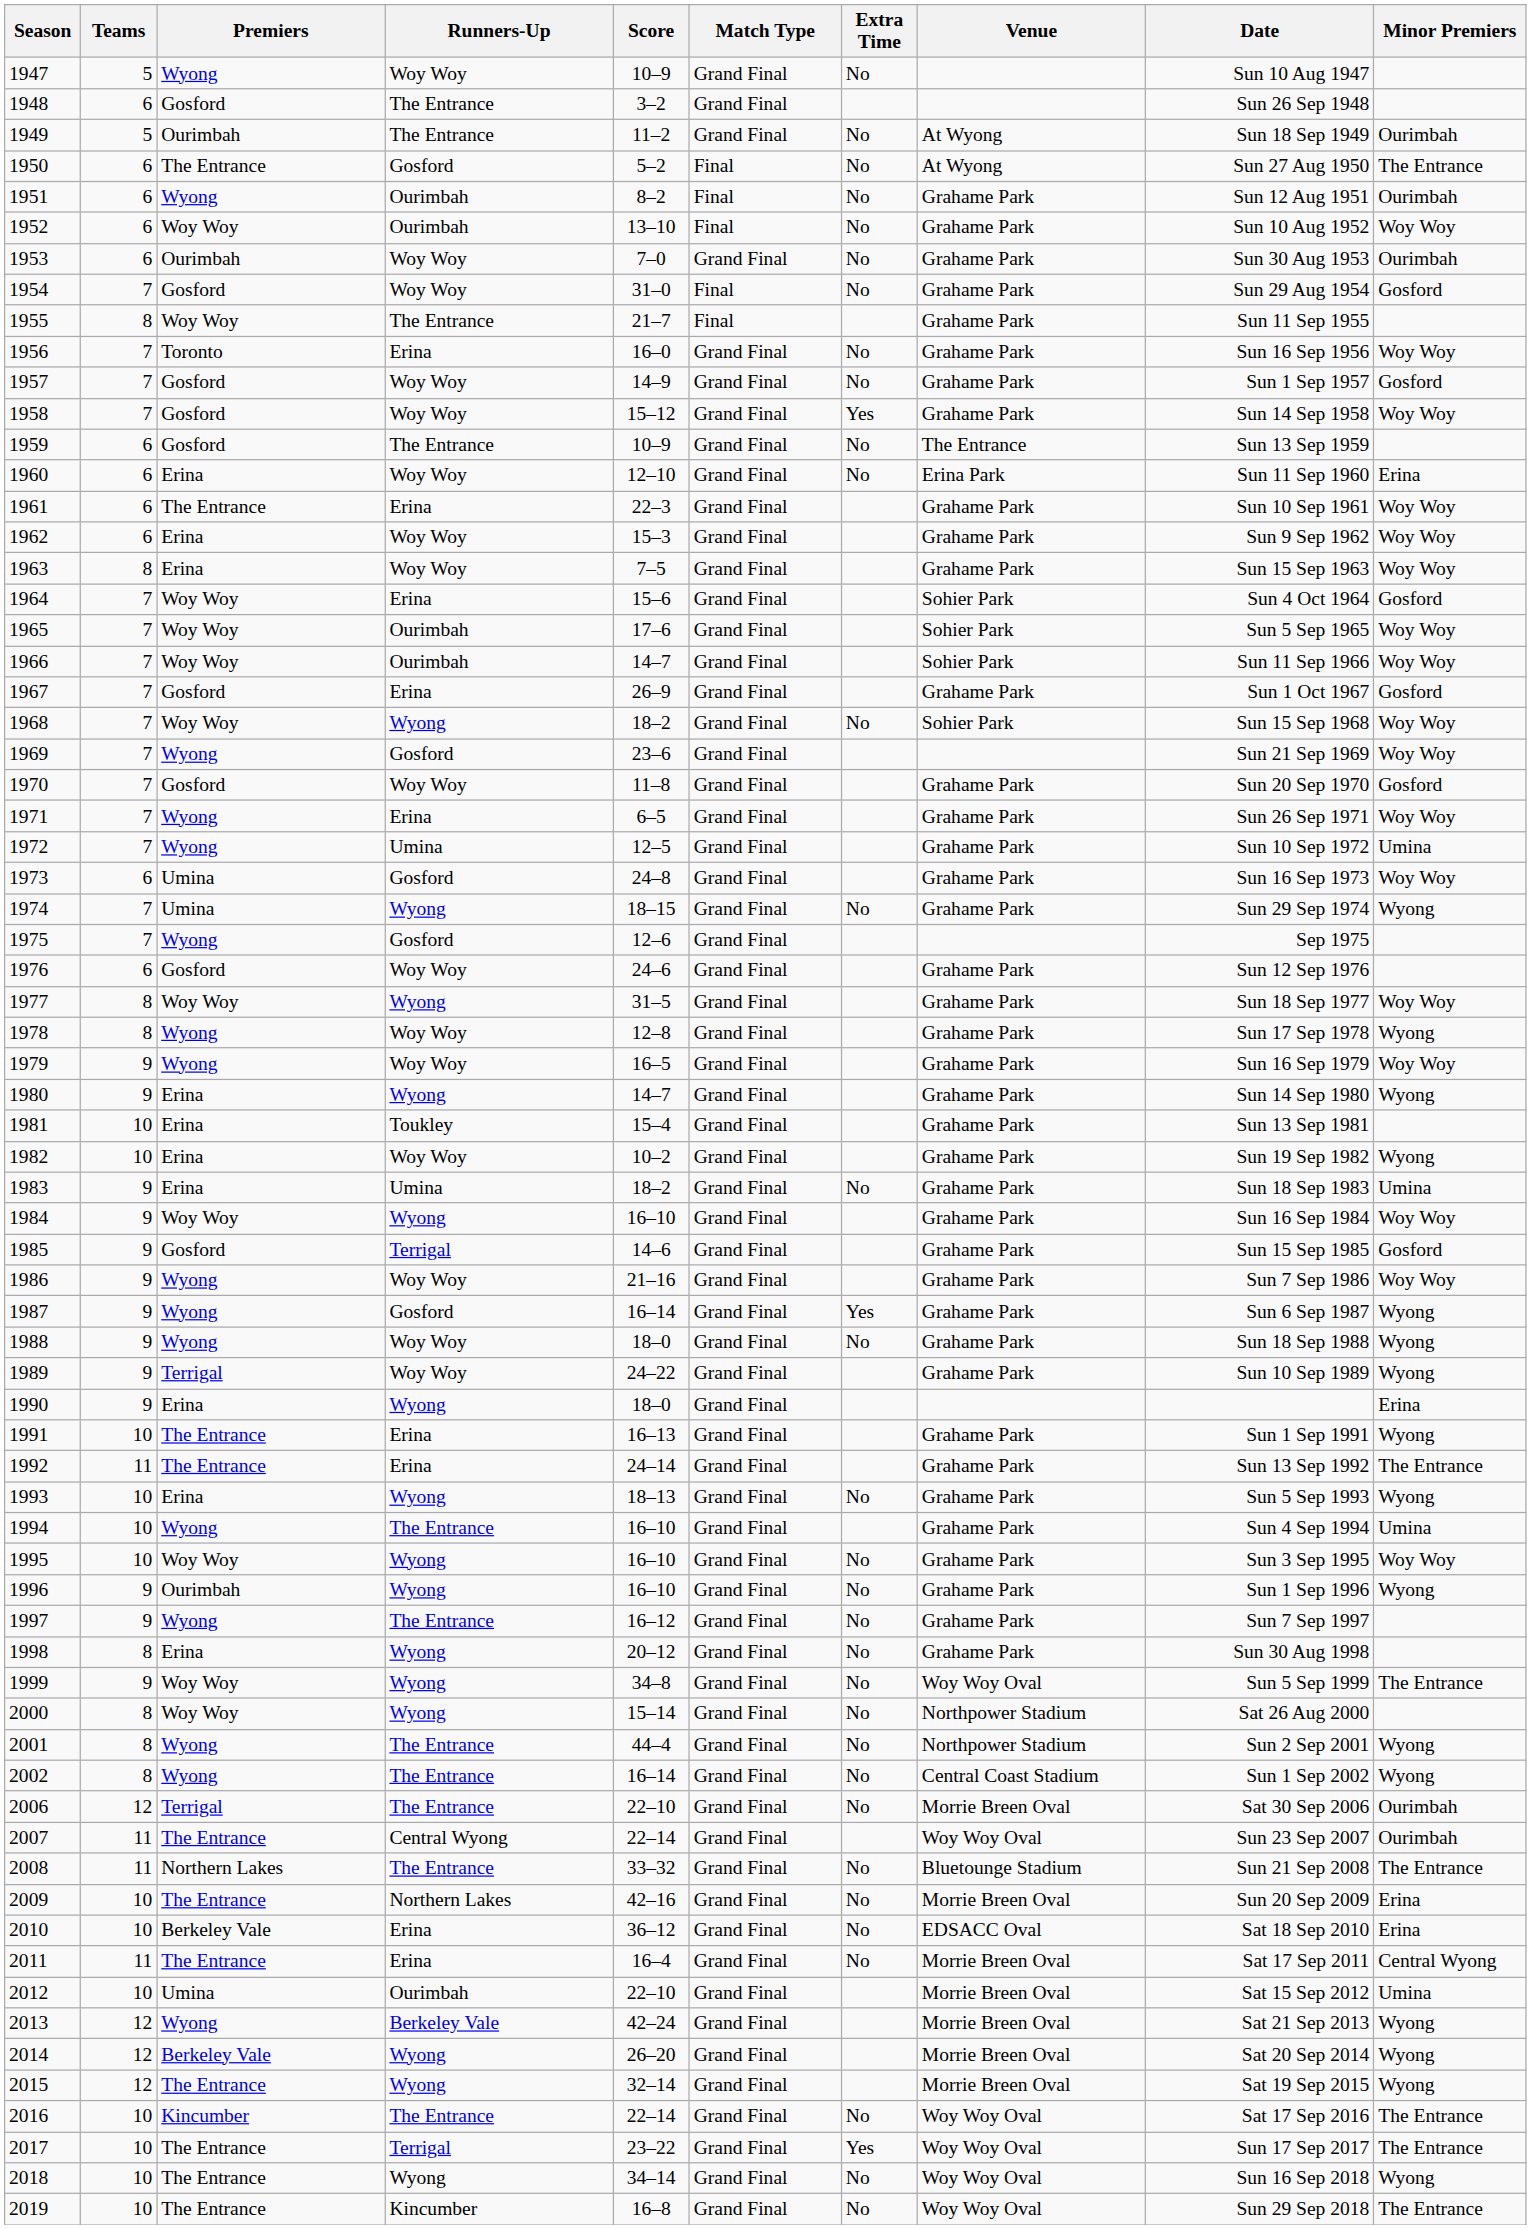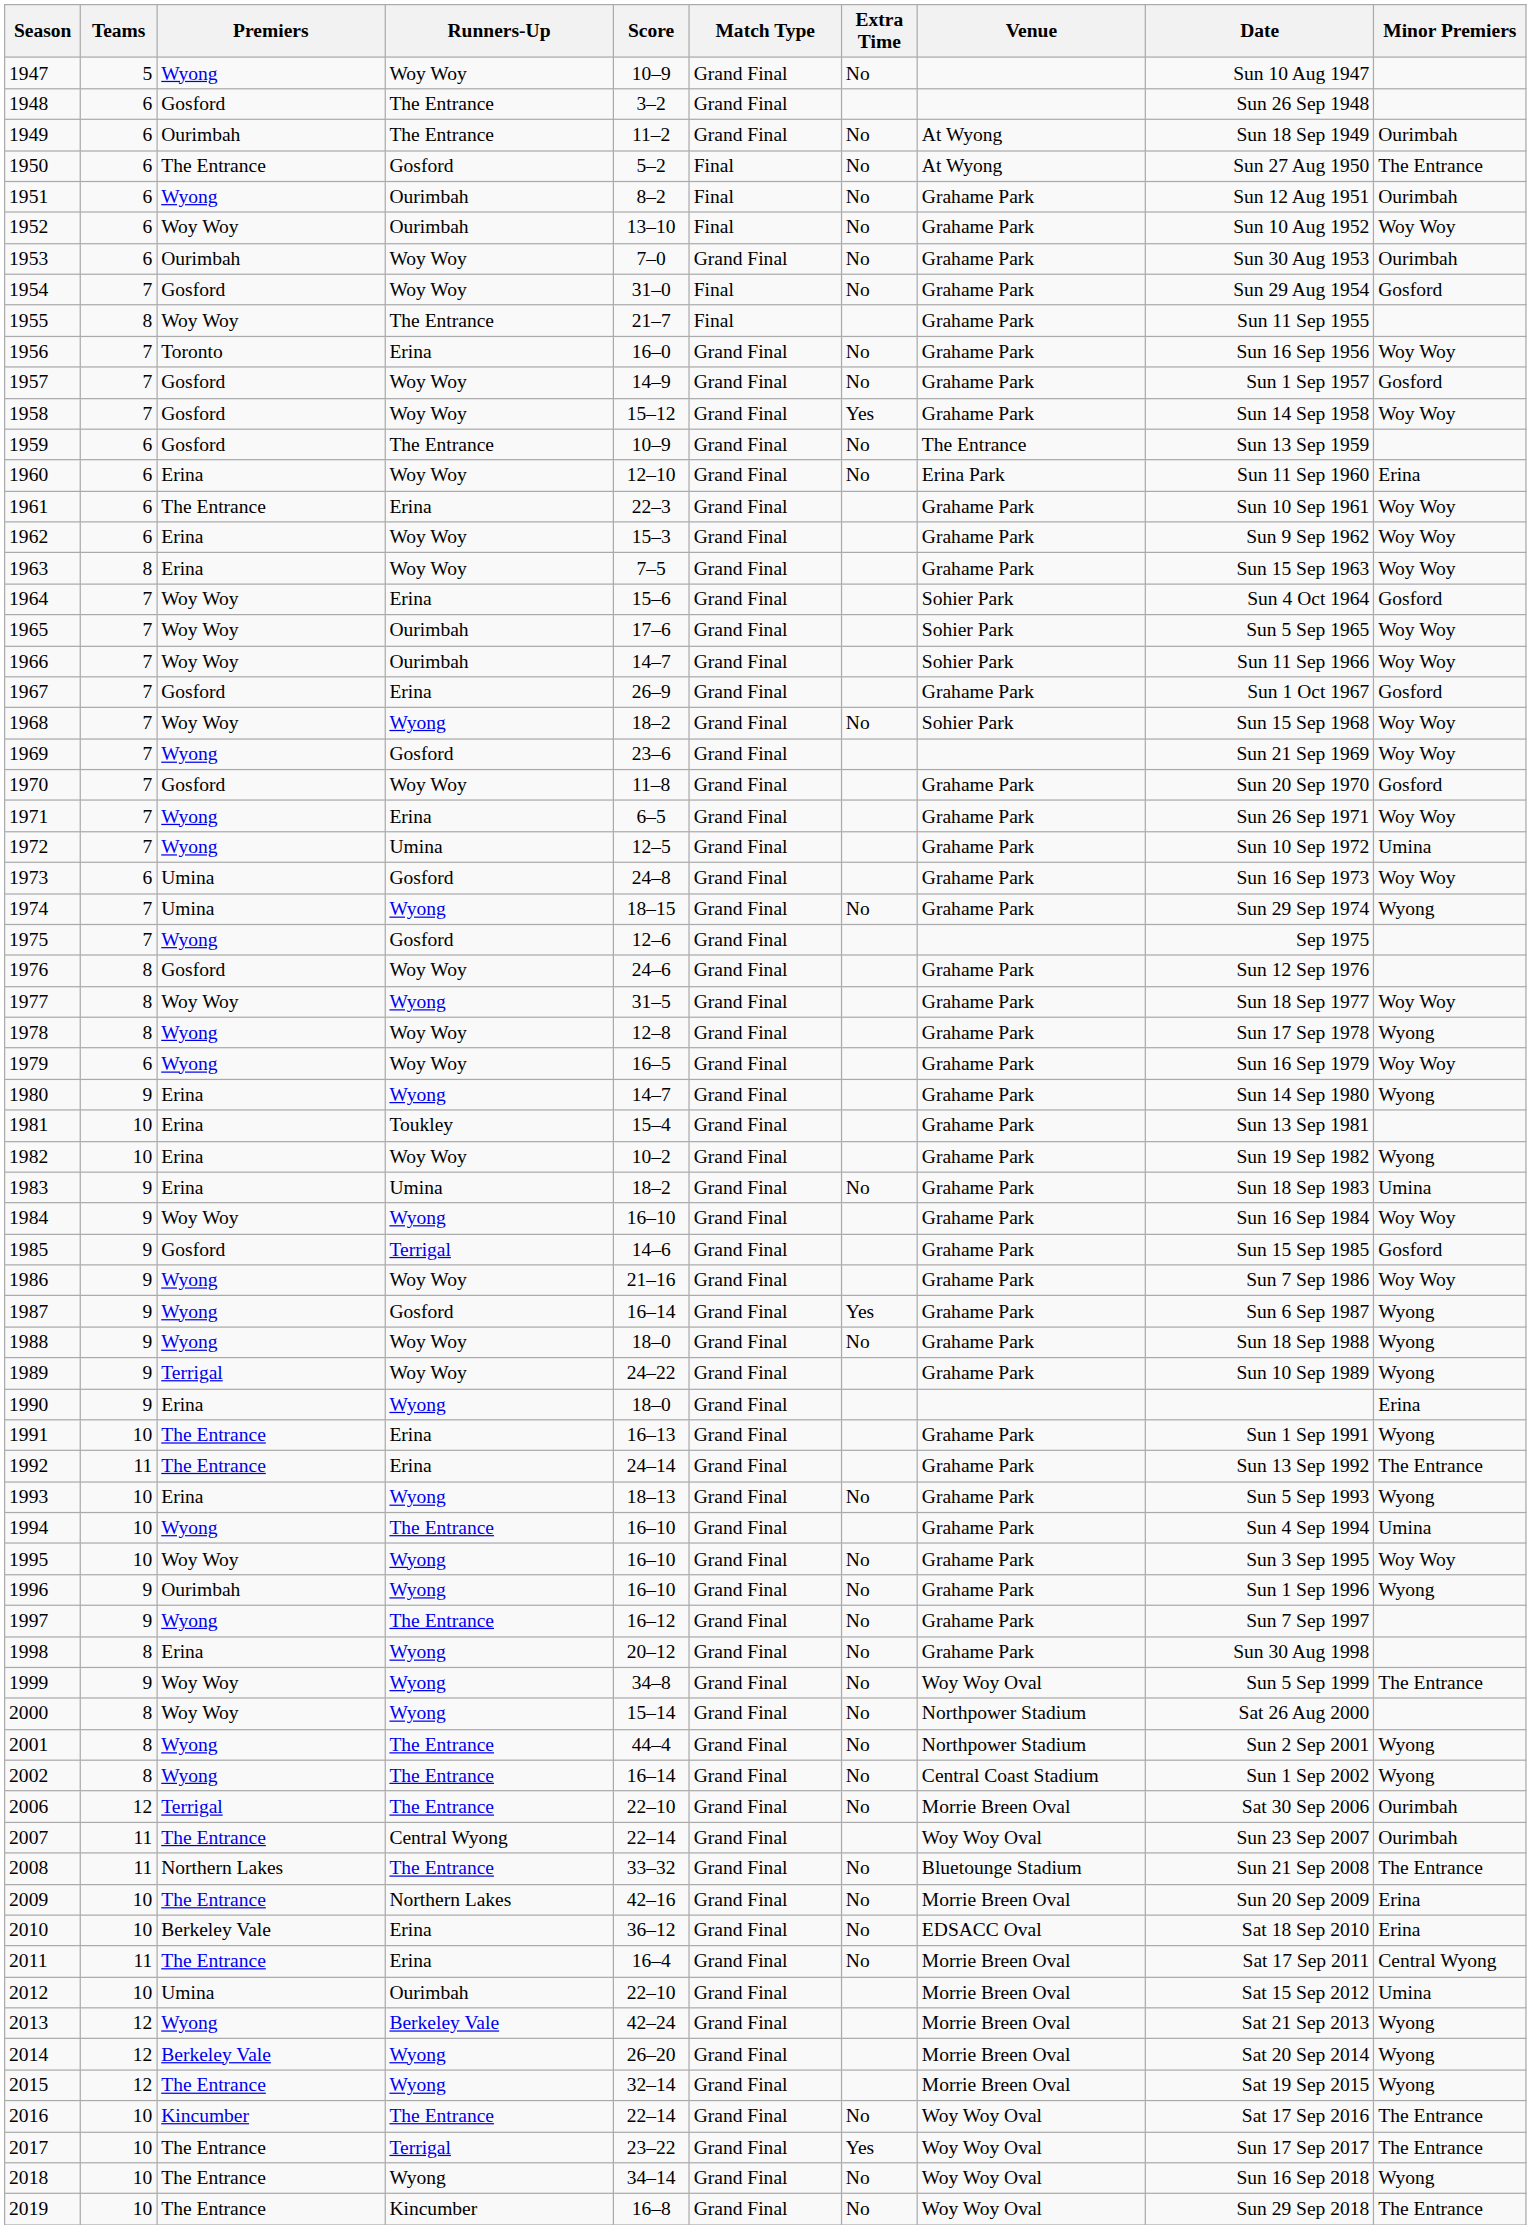(147, 134) 5 -> (147, 134) 6
(147, 970) 6 -> (147, 970) 8
(147, 1063) 9 -> (147, 1063) 6
